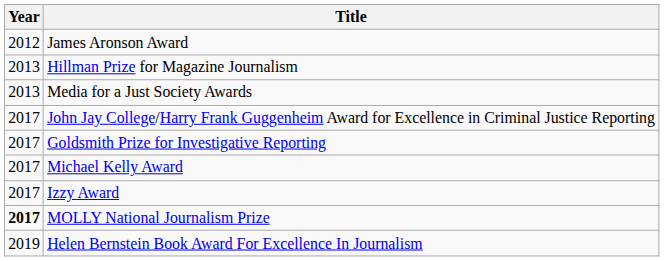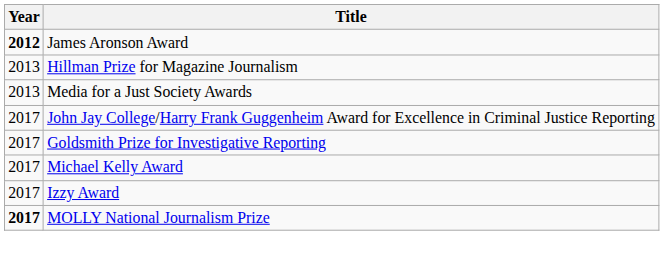(24, 42) normal -> (24, 42) bold
- row: (235, 243)
